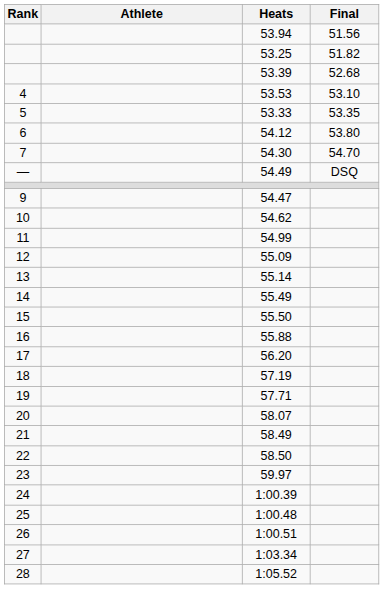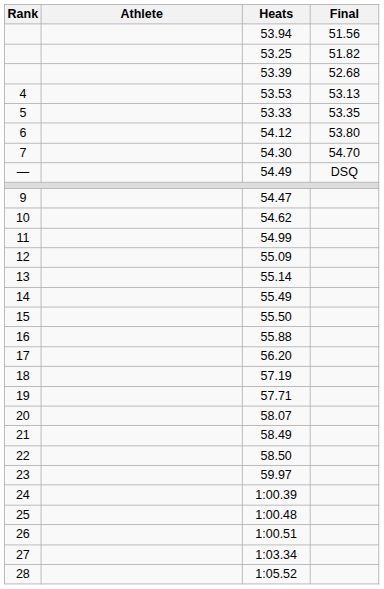(344, 93) 53.10 -> (344, 93) 53.13
